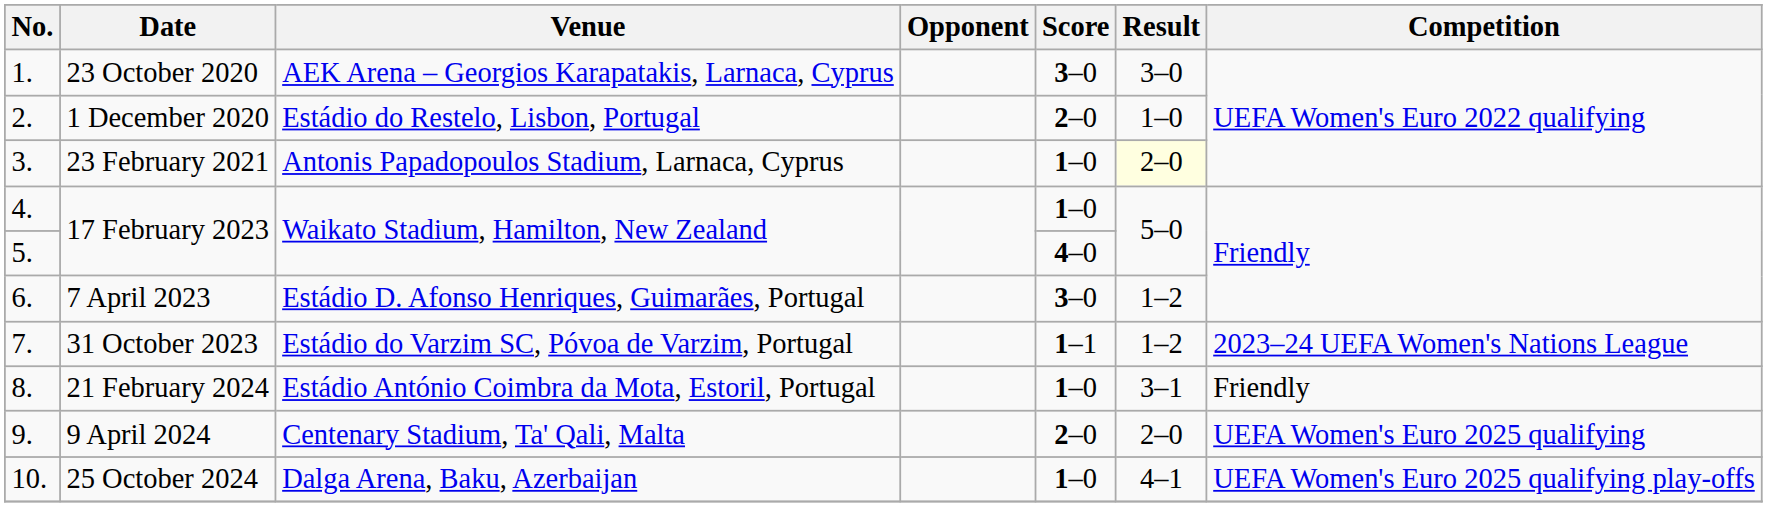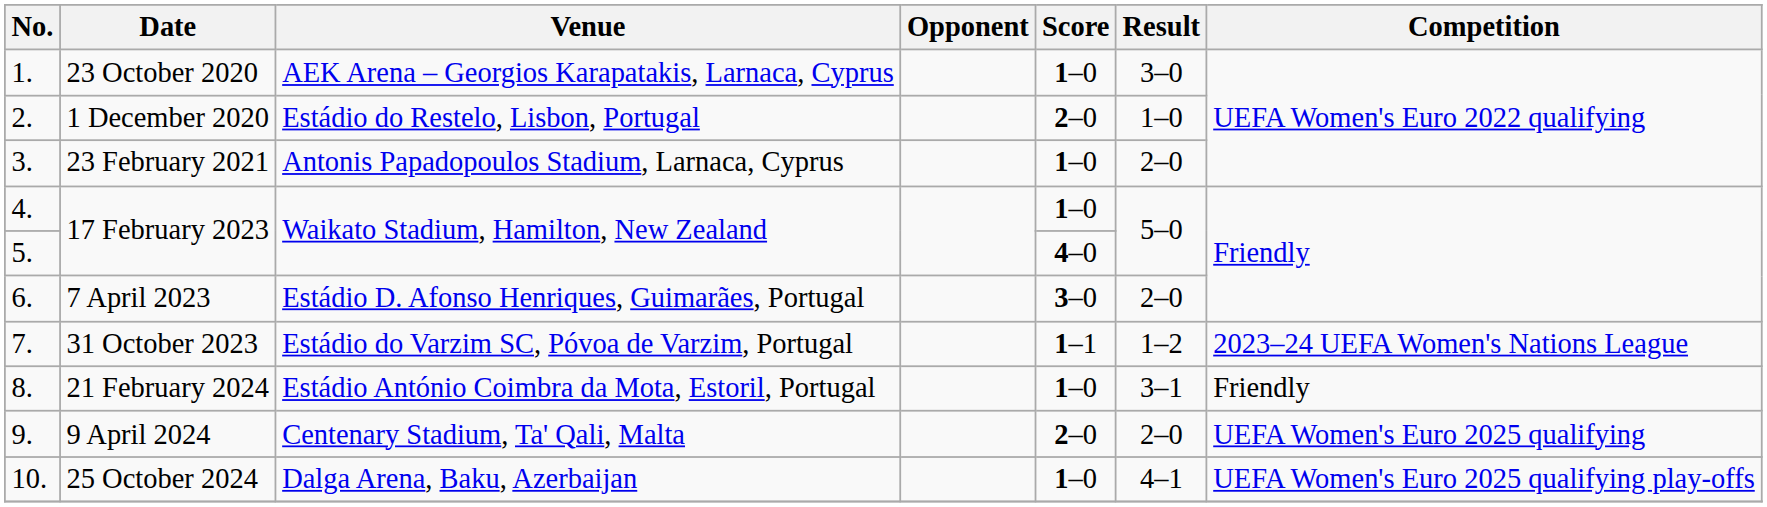(1076, 72) 3–0 -> (1076, 72) 1–0
(1161, 162) lightyellow background -> (1161, 162) no background
(1161, 298) 1–2 -> (1161, 298) 2–0
